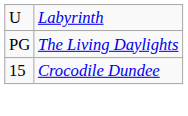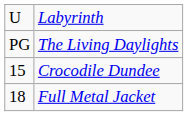+ row: (97, 96)
